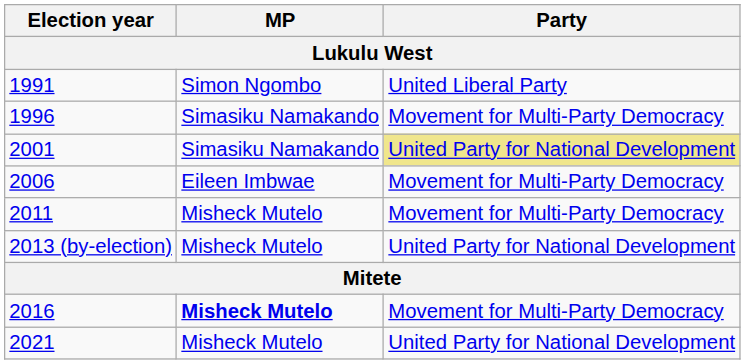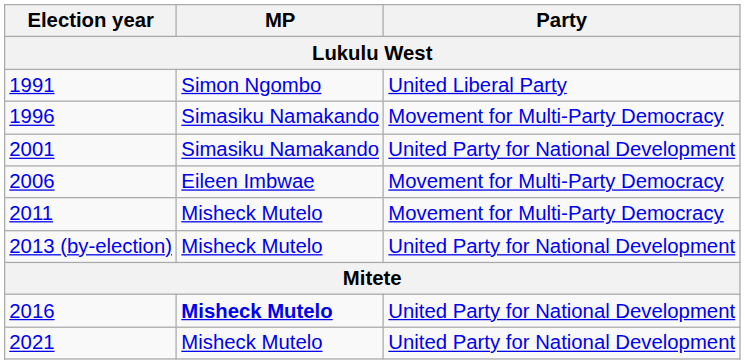(562, 149) khaki background -> (562, 149) no background
(556, 310) Movement for Multi-Party Democracy -> (562, 310) United Party for National Development
